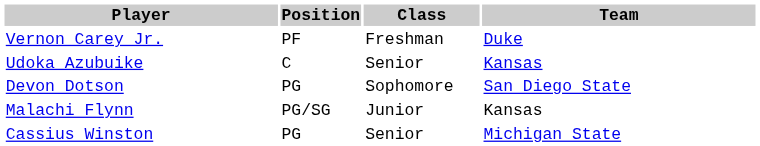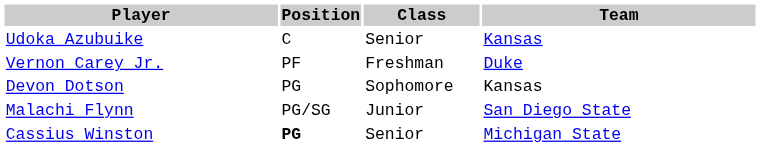rows swapped: (75, 63) <-> (84, 39)
(557, 87) San Diego State -> (513, 87) Kansas
(513, 111) Kansas -> (557, 111) San Diego State
(291, 135) normal -> (291, 135) bold
